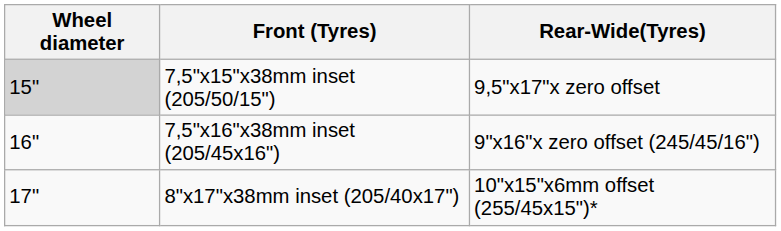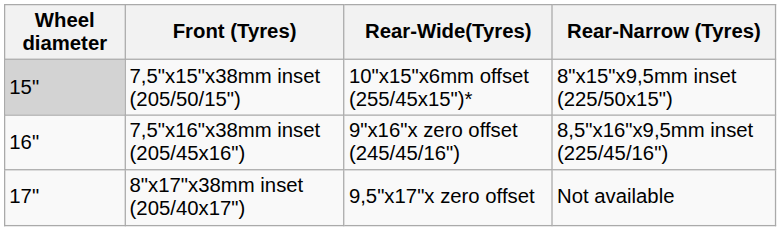+ column: (664, 32)
(567, 87) 9,5"x17"x zero offset -> (439, 87) 10"x15"x6mm offset (255/45x15")*
(564, 197) 10"x15"x6mm offset (255/45x15")* -> (442, 197) 9,5"x17"x zero offset
